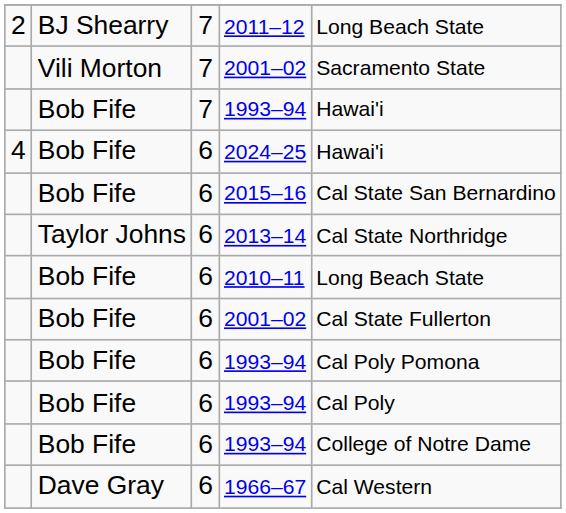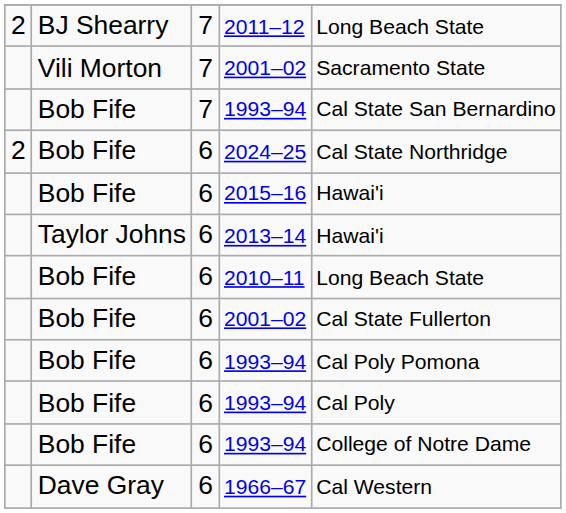(350, 109) Hawai'i -> (436, 109) Cal State San Bernardino
(18, 151) 4 -> (18, 151) 2
(350, 151) Hawai'i -> (412, 151) Cal State Northridge
(436, 193) Cal State San Bernardino -> (350, 193) Hawai'i
(412, 235) Cal State Northridge -> (350, 235) Hawai'i
